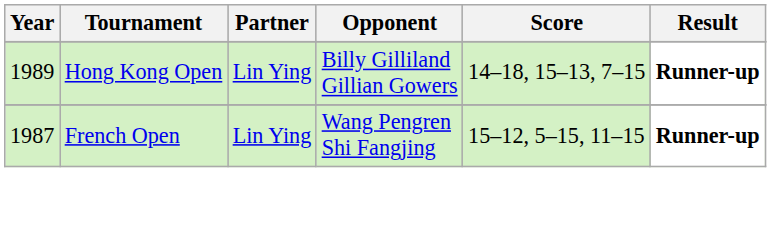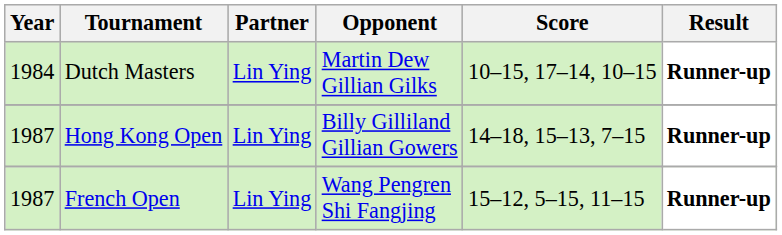+ row: (130, 72)
(32, 72) 1989 -> (32, 135) 1987
